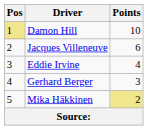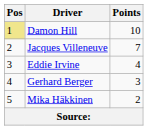(138, 47) 6 -> (138, 47) 7
(138, 99) khaki background -> (138, 99) no background
